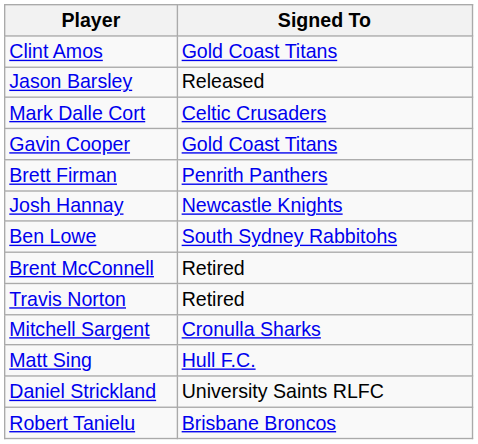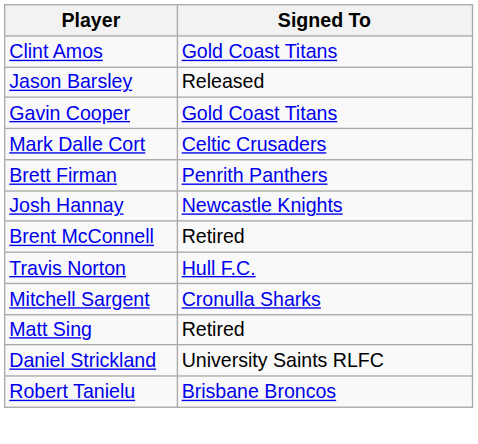rows swapped: (70, 144) <-> (77, 113)
- row: (53, 237)
(213, 299) Retired -> (219, 268) Hull F.C.
(219, 361) Hull F.C. -> (213, 330) Retired
